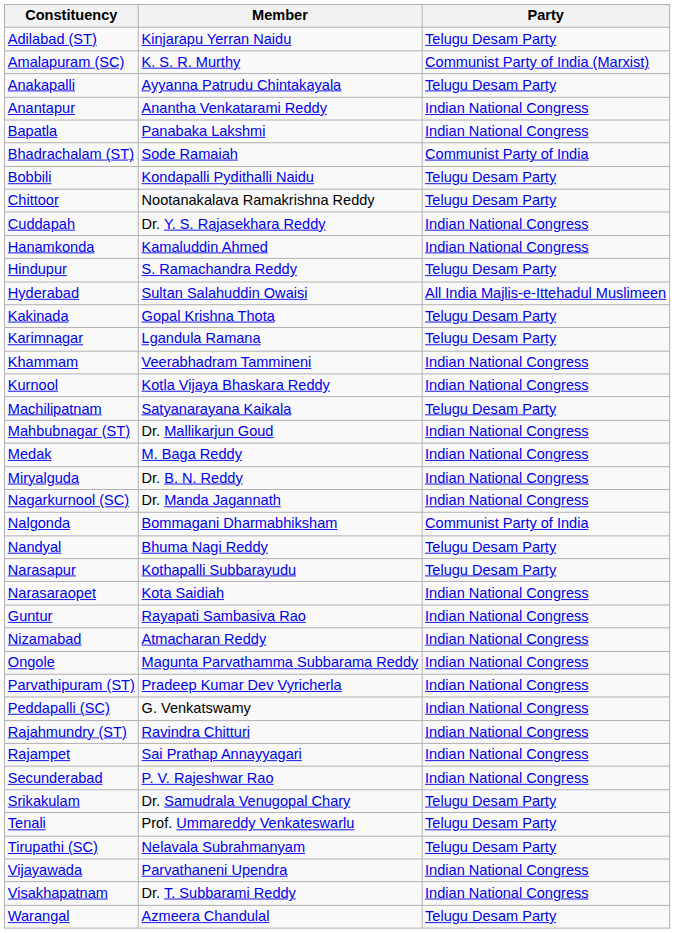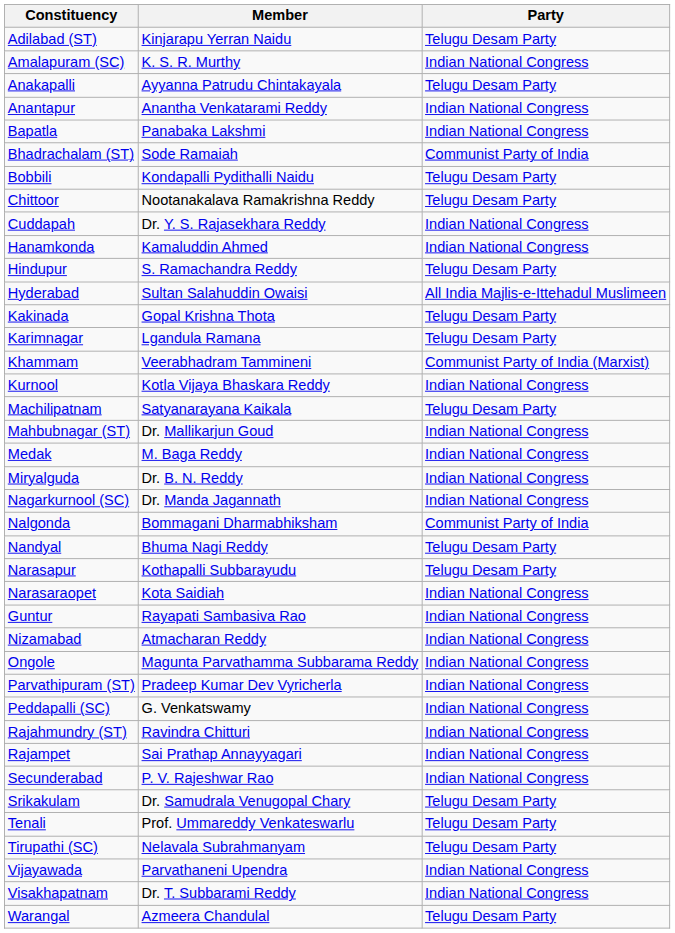(537, 62) Communist Party of India (Marxist) -> (507, 62) Indian National Congress
(507, 362) Indian National Congress -> (537, 362) Communist Party of India (Marxist)
